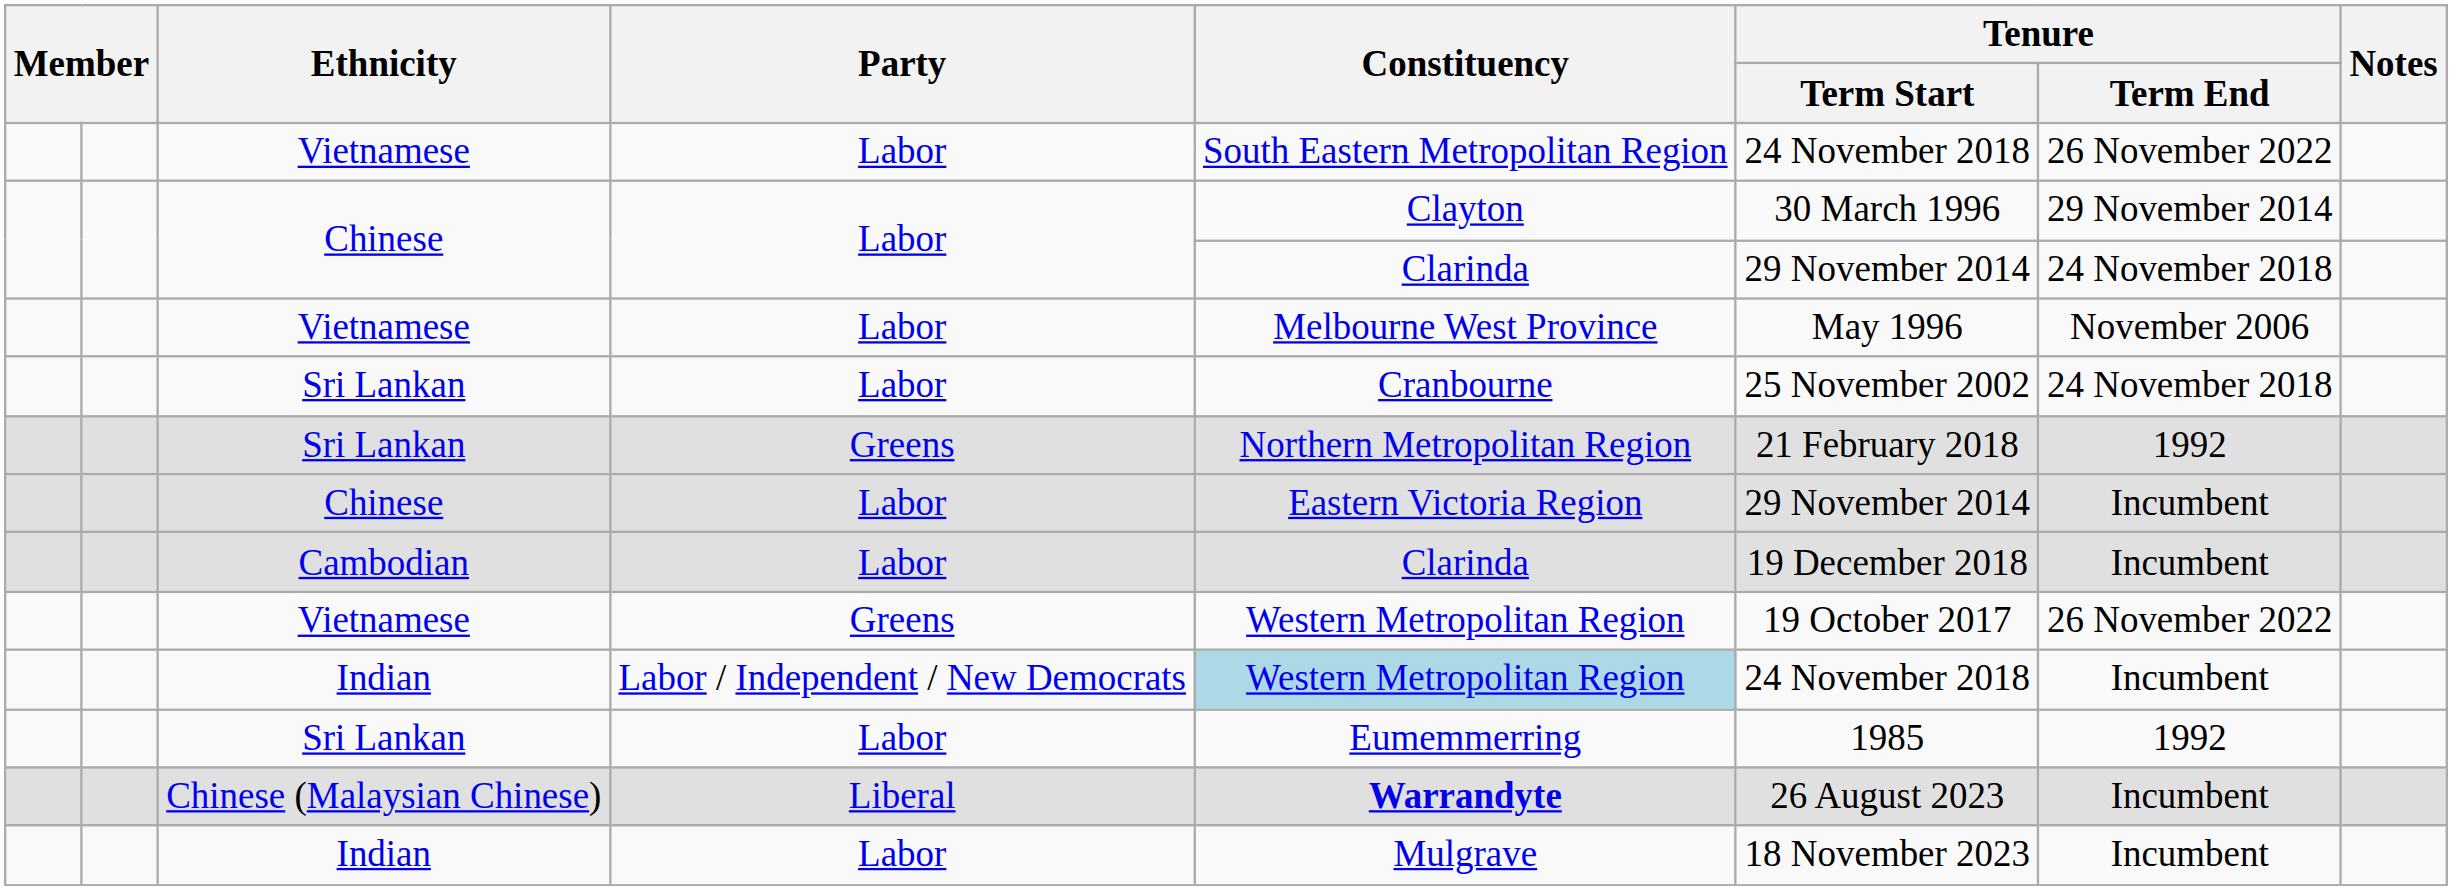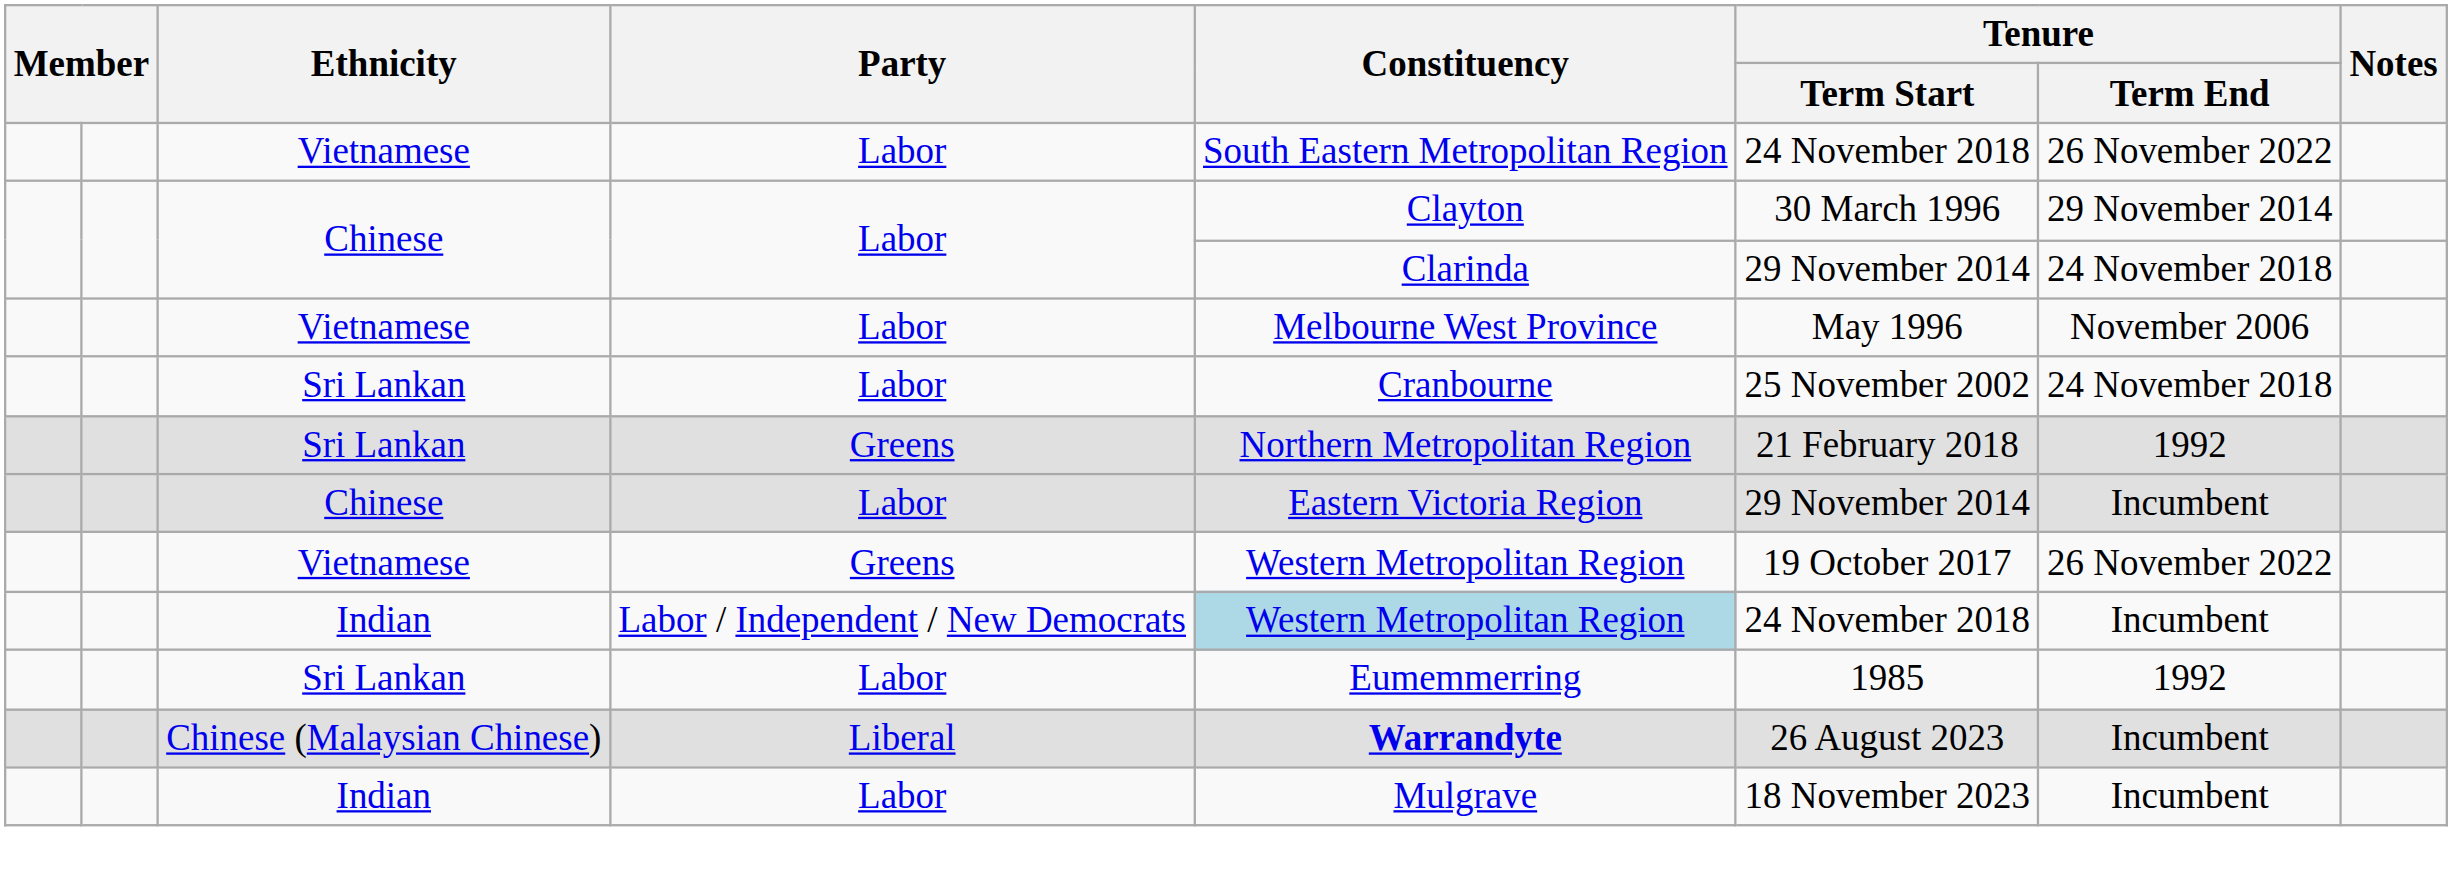- row: (384, 561)
